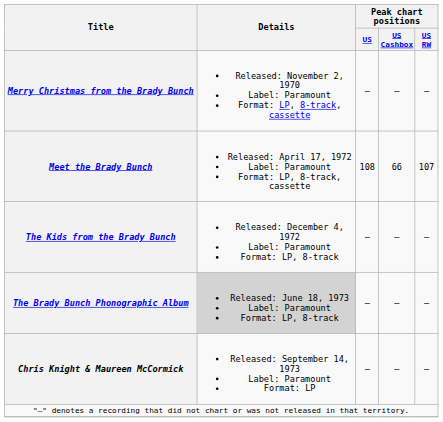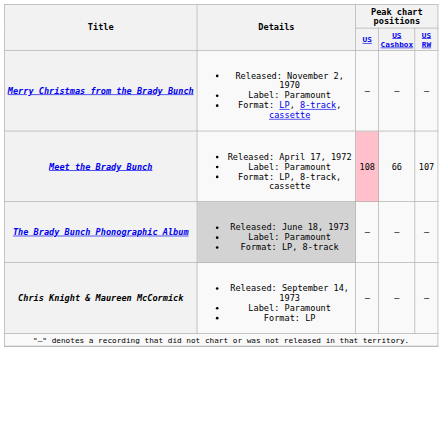(367, 166) no background -> (367, 166) pink background
- row: (101, 237)
